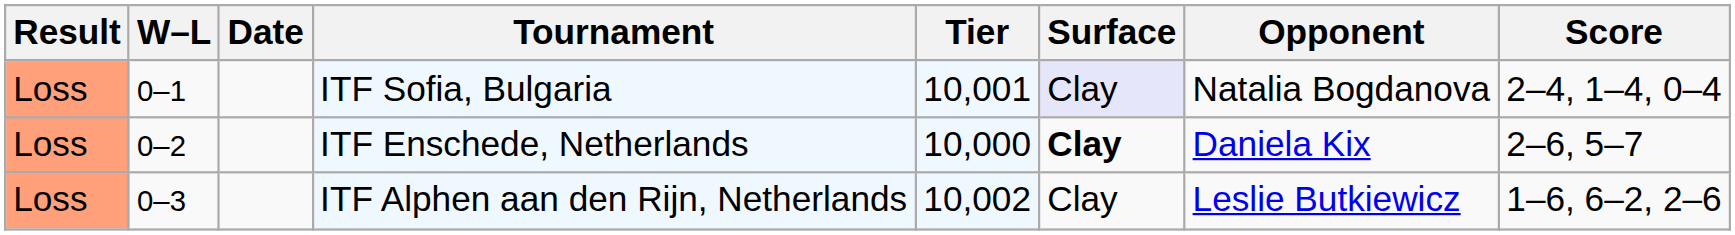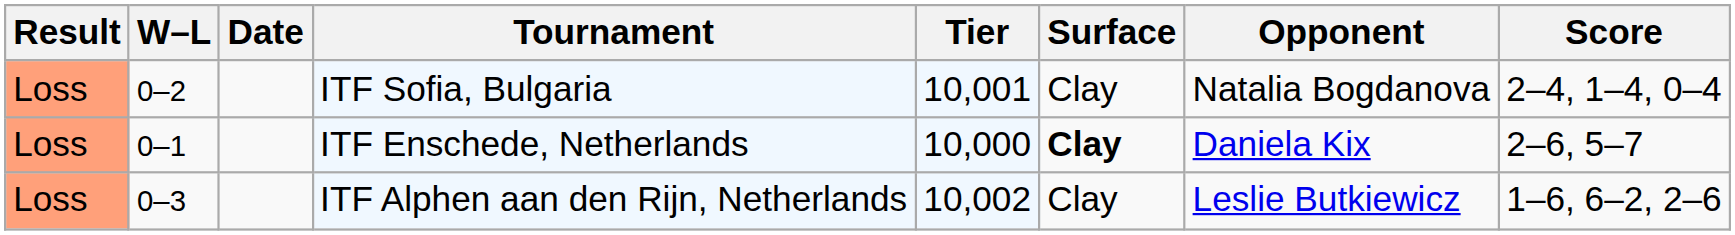(162, 90) 0–1 -> (162, 90) 0–2
(1082, 88) lavender background -> (1082, 88) no background
(162, 146) 0–2 -> (162, 146) 0–1
